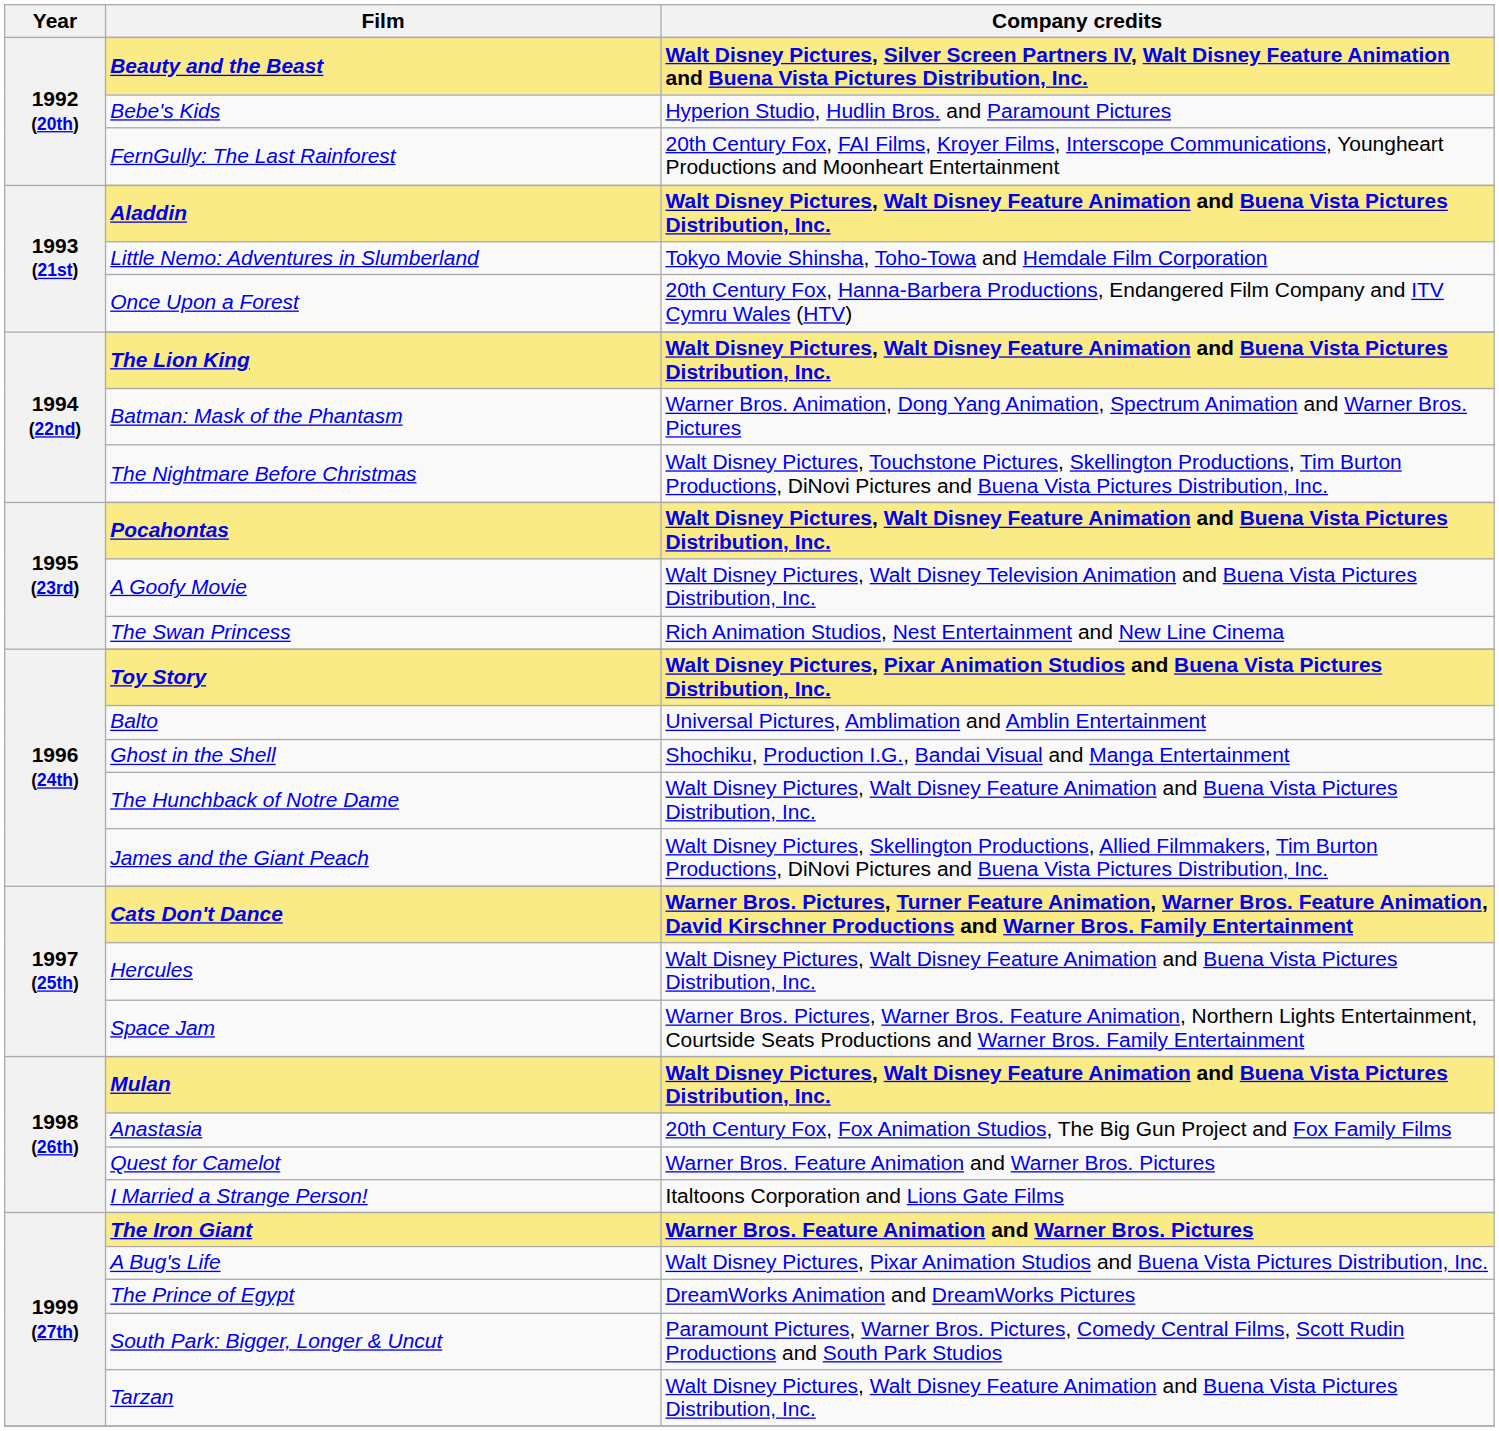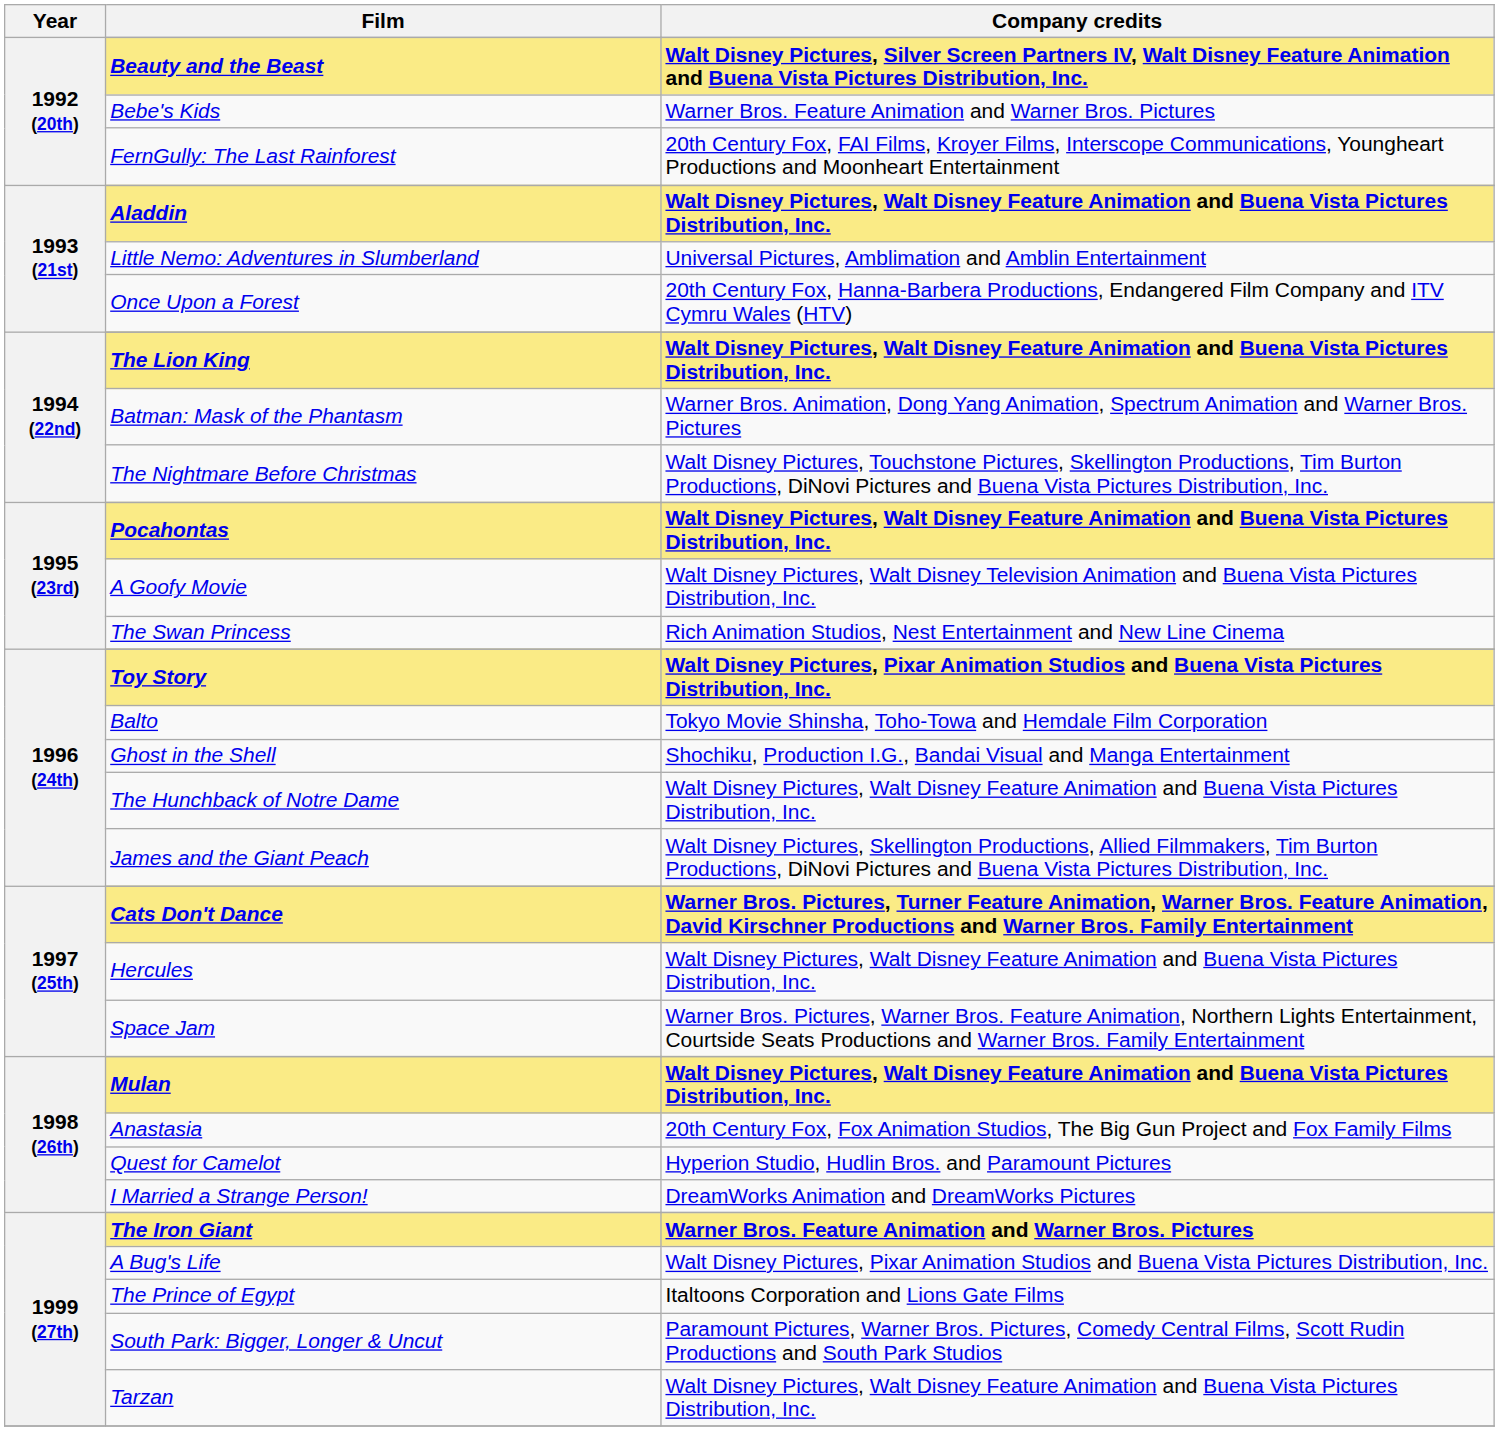(918, 111) Hyperion Studio, Hudlin Bros. and Paramount Pictures -> (940, 111) Warner Bros. Feature Animation and Warner Bros. Pictures
(966, 258) Tokyo Movie Shinsha, Toho-Towa and Hemdale Film Corporation -> (936, 258) Universal Pictures, Amblimation and Amblin Entertainment
(936, 722) Universal Pictures, Amblimation and Amblin Entertainment -> (966, 722) Tokyo Movie Shinsha, Toho-Towa and Hemdale Film Corporation
(940, 1162) Warner Bros. Feature Animation and Warner Bros. Pictures -> (918, 1162) Hyperion Studio, Hudlin Bros. and Paramount Pictures
(865, 1196) Italtoons Corporation and Lions Gate Films -> (900, 1196) DreamWorks Animation and DreamWorks Pictures
(900, 1295) DreamWorks Animation and DreamWorks Pictures -> (865, 1295) Italtoons Corporation and Lions Gate Films
